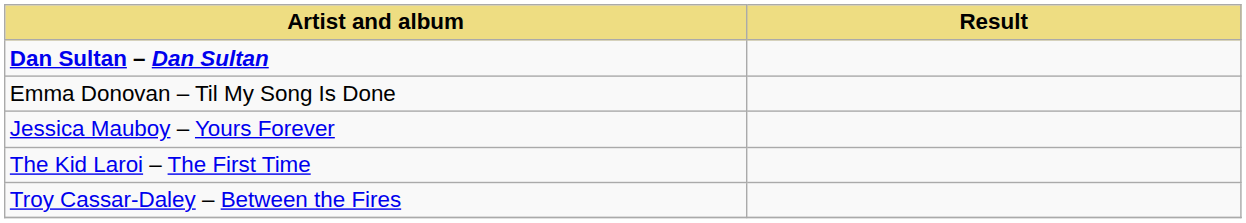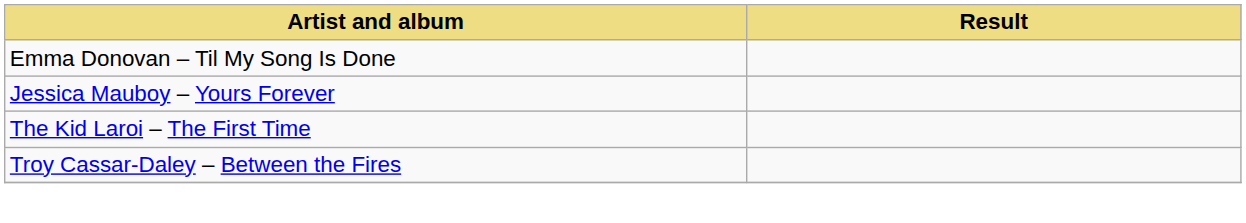- row: (139, 57)
